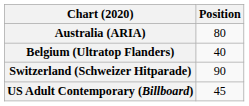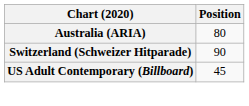- row: (100, 52)
